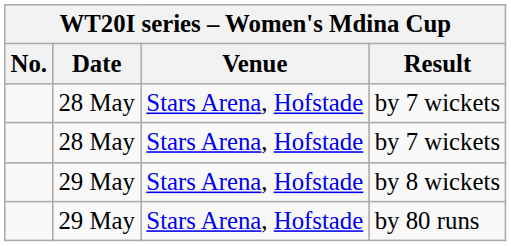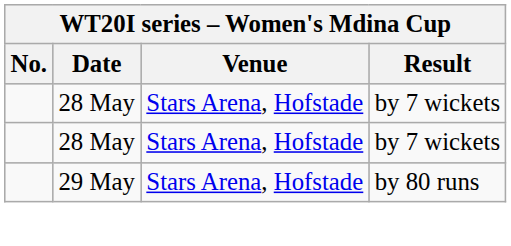- row: (97, 181)
